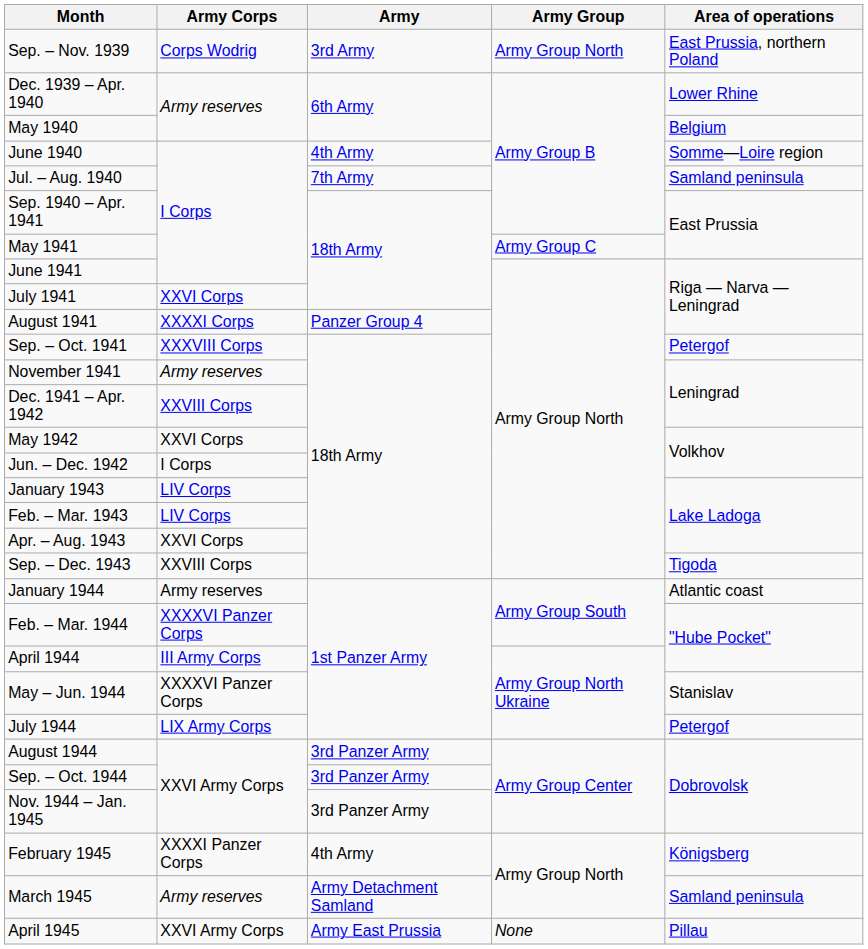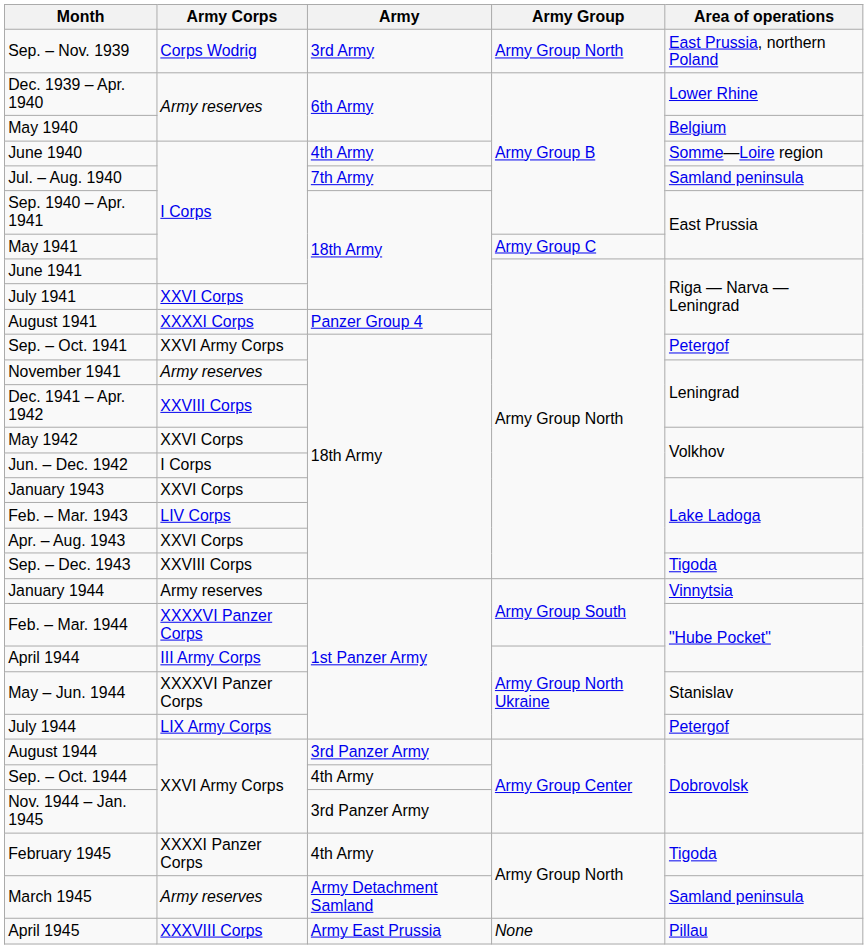(211, 346) XXXVIII Corps -> (222, 346) XXVI Army Corps
(196, 490) LIV Corps -> (202, 490) XXVI Corps
(716, 590) Atlantic coast -> (701, 590) Vinnytsia
(370, 777) 3rd Panzer Army -> (342, 777) 4th Army
(709, 854) Königsberg -> (693, 854) Tigoda
(222, 931) XXVI Army Corps -> (211, 931) XXXVIII Corps
